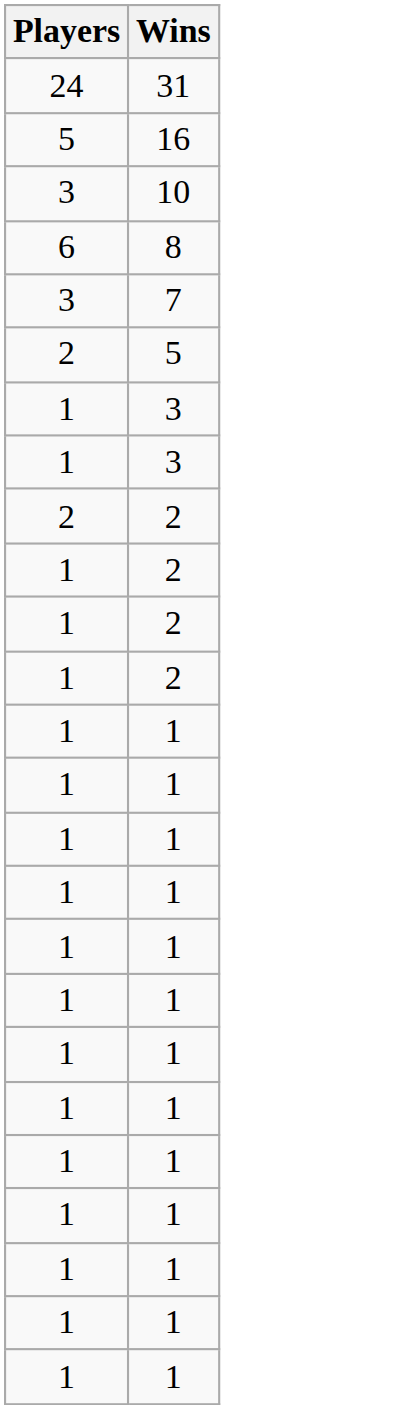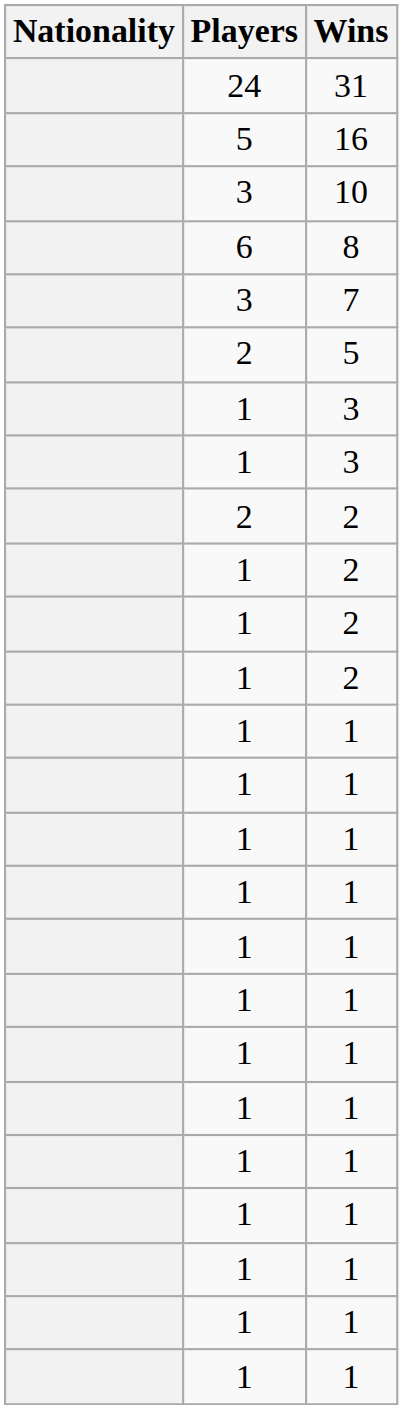+ column: (94, 31)
